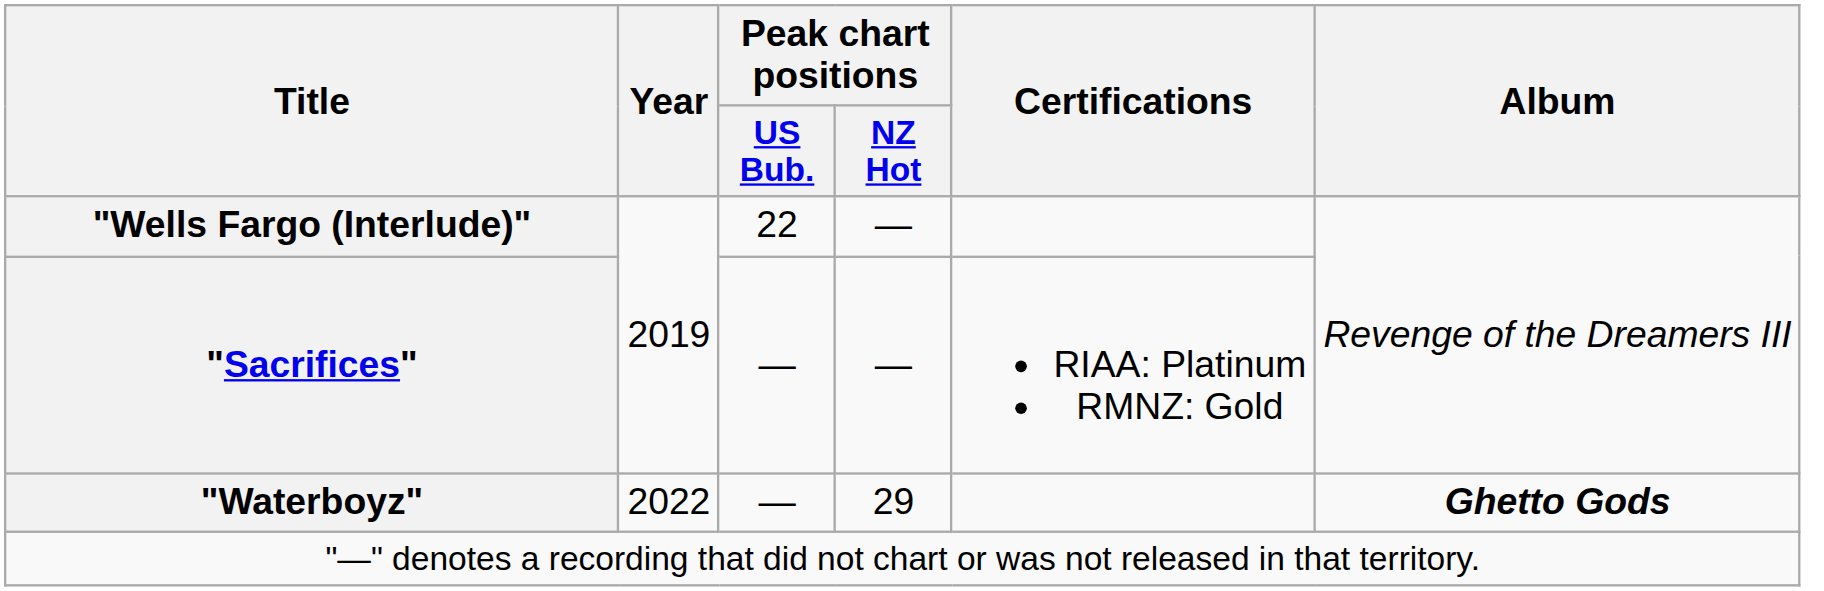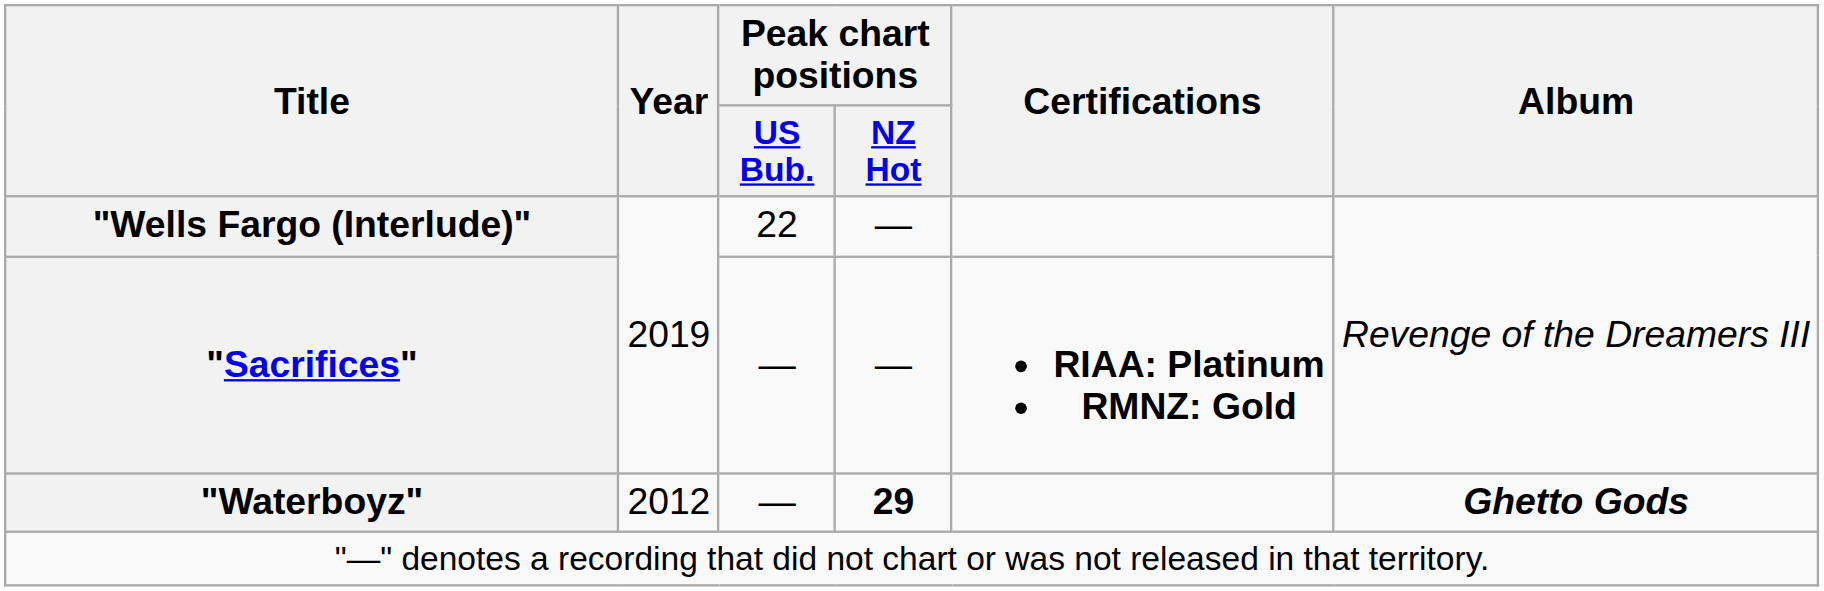(1133, 385) normal -> (1143, 385) bold
(669, 502) 2022 -> (669, 502) 2012
(893, 502) normal -> (893, 502) bold
